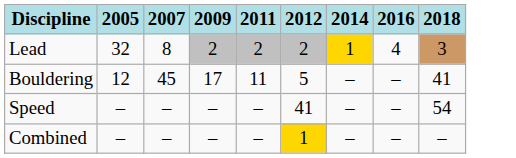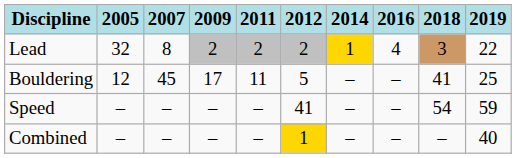+ column: (488, 19)
